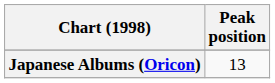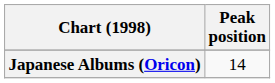(237, 63) 13 -> (237, 63) 14
